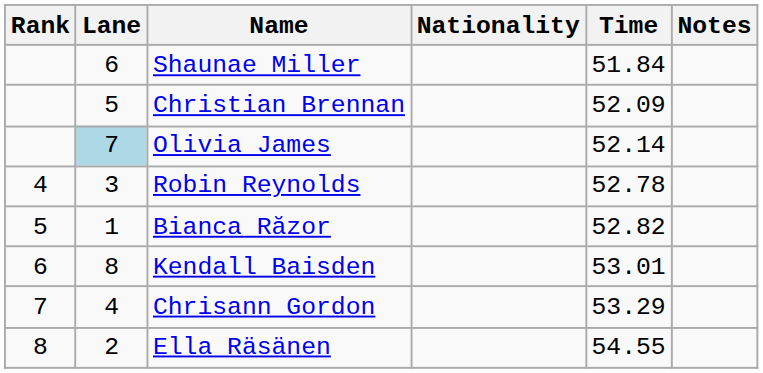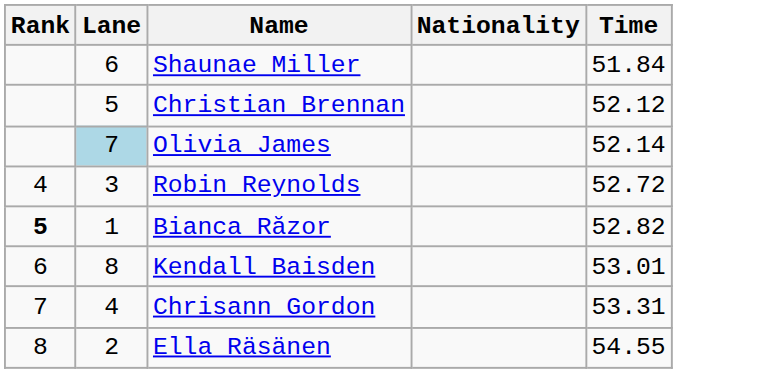- column: (714, 25)
(629, 106) 52.09 -> (629, 106) 52.12
(629, 186) 52.78 -> (629, 186) 52.72
(40, 226) normal -> (40, 226) bold
(629, 307) 53.29 -> (629, 307) 53.31
